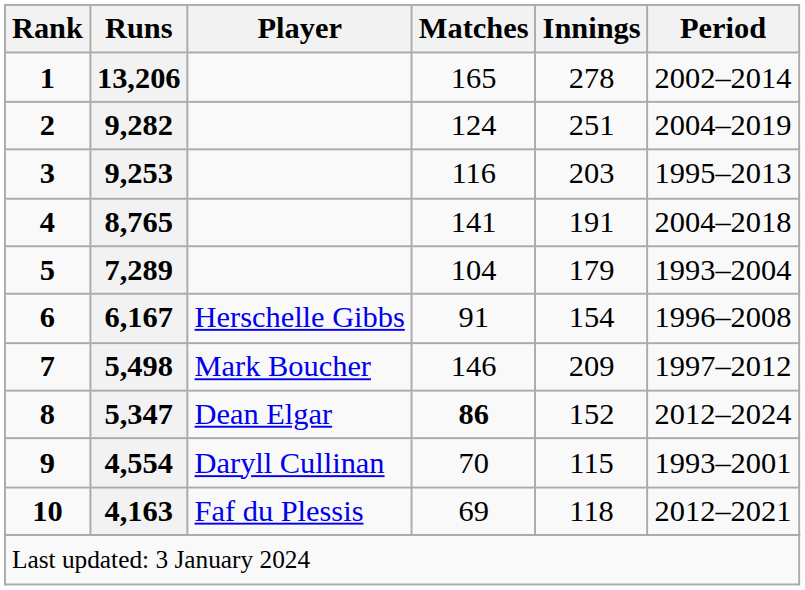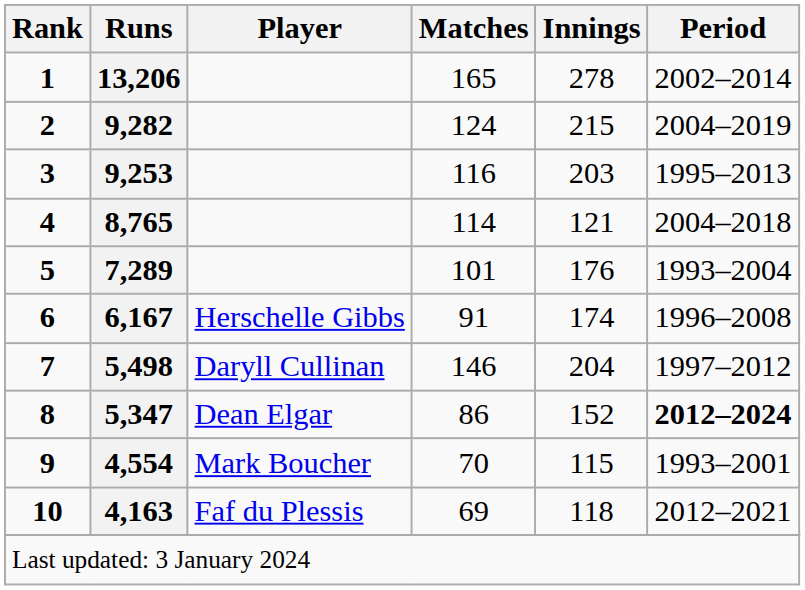(592, 125) 251 -> (592, 125) 215
(474, 221) 141 -> (474, 221) 114
(592, 221) 191 -> (592, 221) 121
(474, 269) 104 -> (474, 269) 101
(592, 269) 179 -> (592, 269) 176
(592, 317) 154 -> (592, 317) 174
(283, 366) Mark Boucher -> (290, 366) Daryll Cullinan
(592, 366) 209 -> (592, 366) 204
(474, 414) bold -> (474, 414) normal
(723, 414) normal -> (723, 414) bold
(290, 462) Daryll Cullinan -> (283, 462) Mark Boucher
